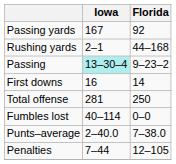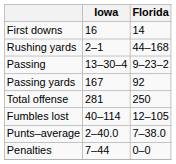rows swapped: (35, 82) <-> (41, 30)
(106, 64) paleturquoise background -> (106, 64) no background
(142, 116) 0–0 -> (151, 116) 12–105
(151, 151) 12–105 -> (142, 151) 0–0
